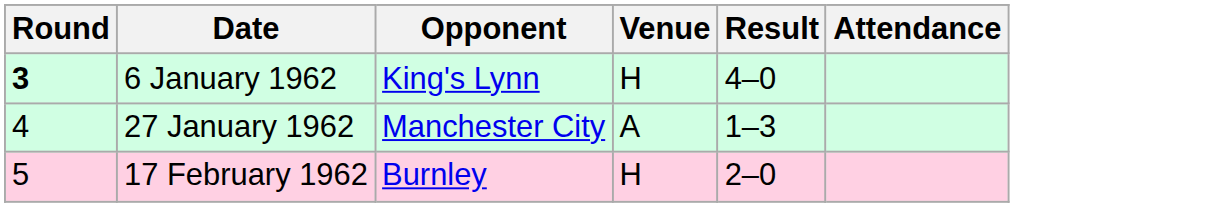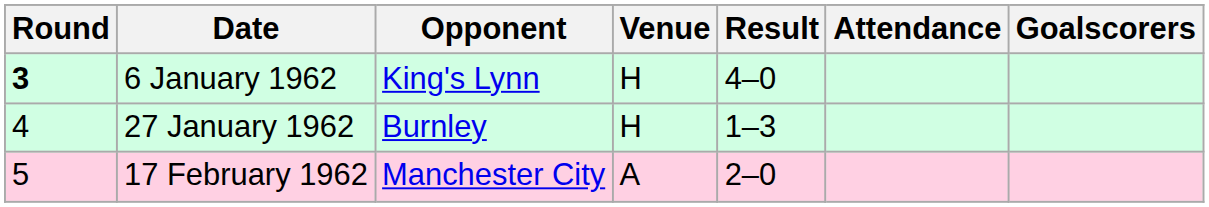+ column: (1106, 28)
(494, 126) Manchester City -> (434, 126) Burnley
(630, 126) A -> (631, 126) H
(434, 175) Burnley -> (494, 175) Manchester City
(631, 175) H -> (630, 175) A
